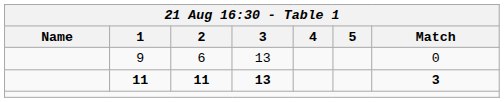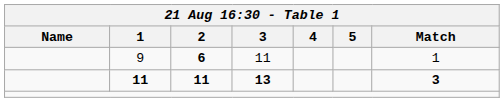(202, 59) normal -> (202, 59) bold
(263, 59) 13 -> (263, 59) 11
(436, 59) 0 -> (436, 59) 1
